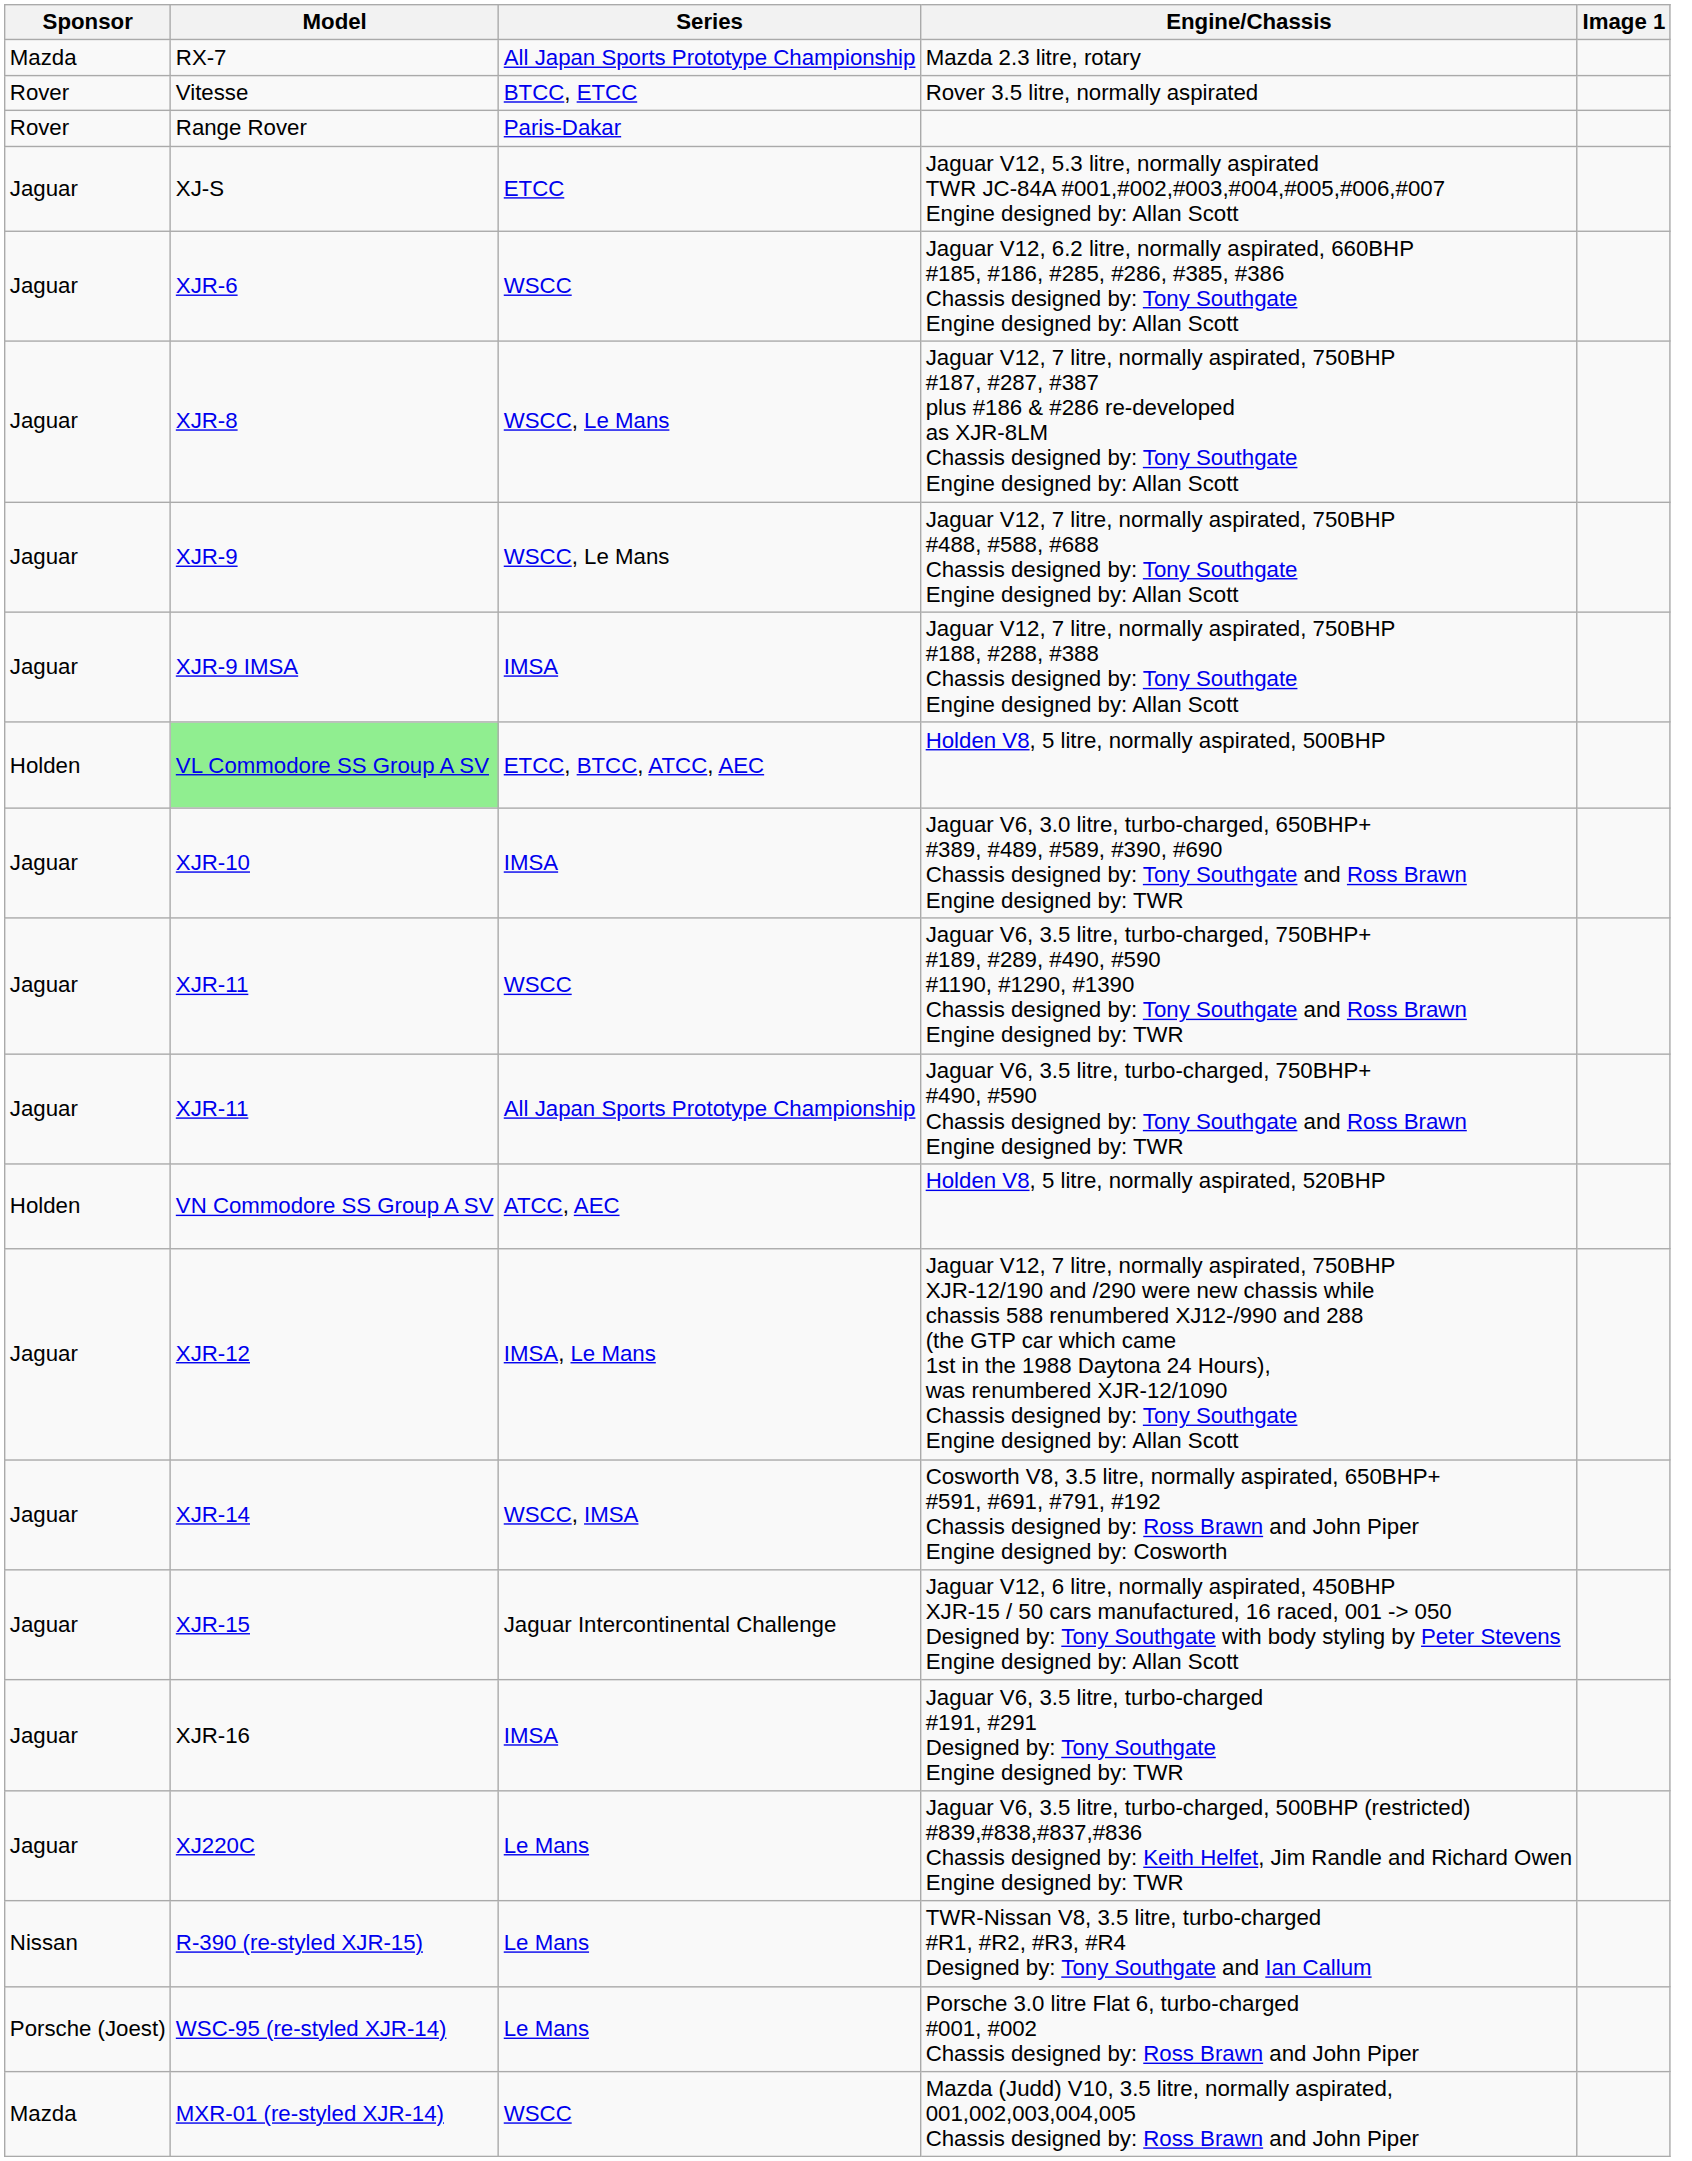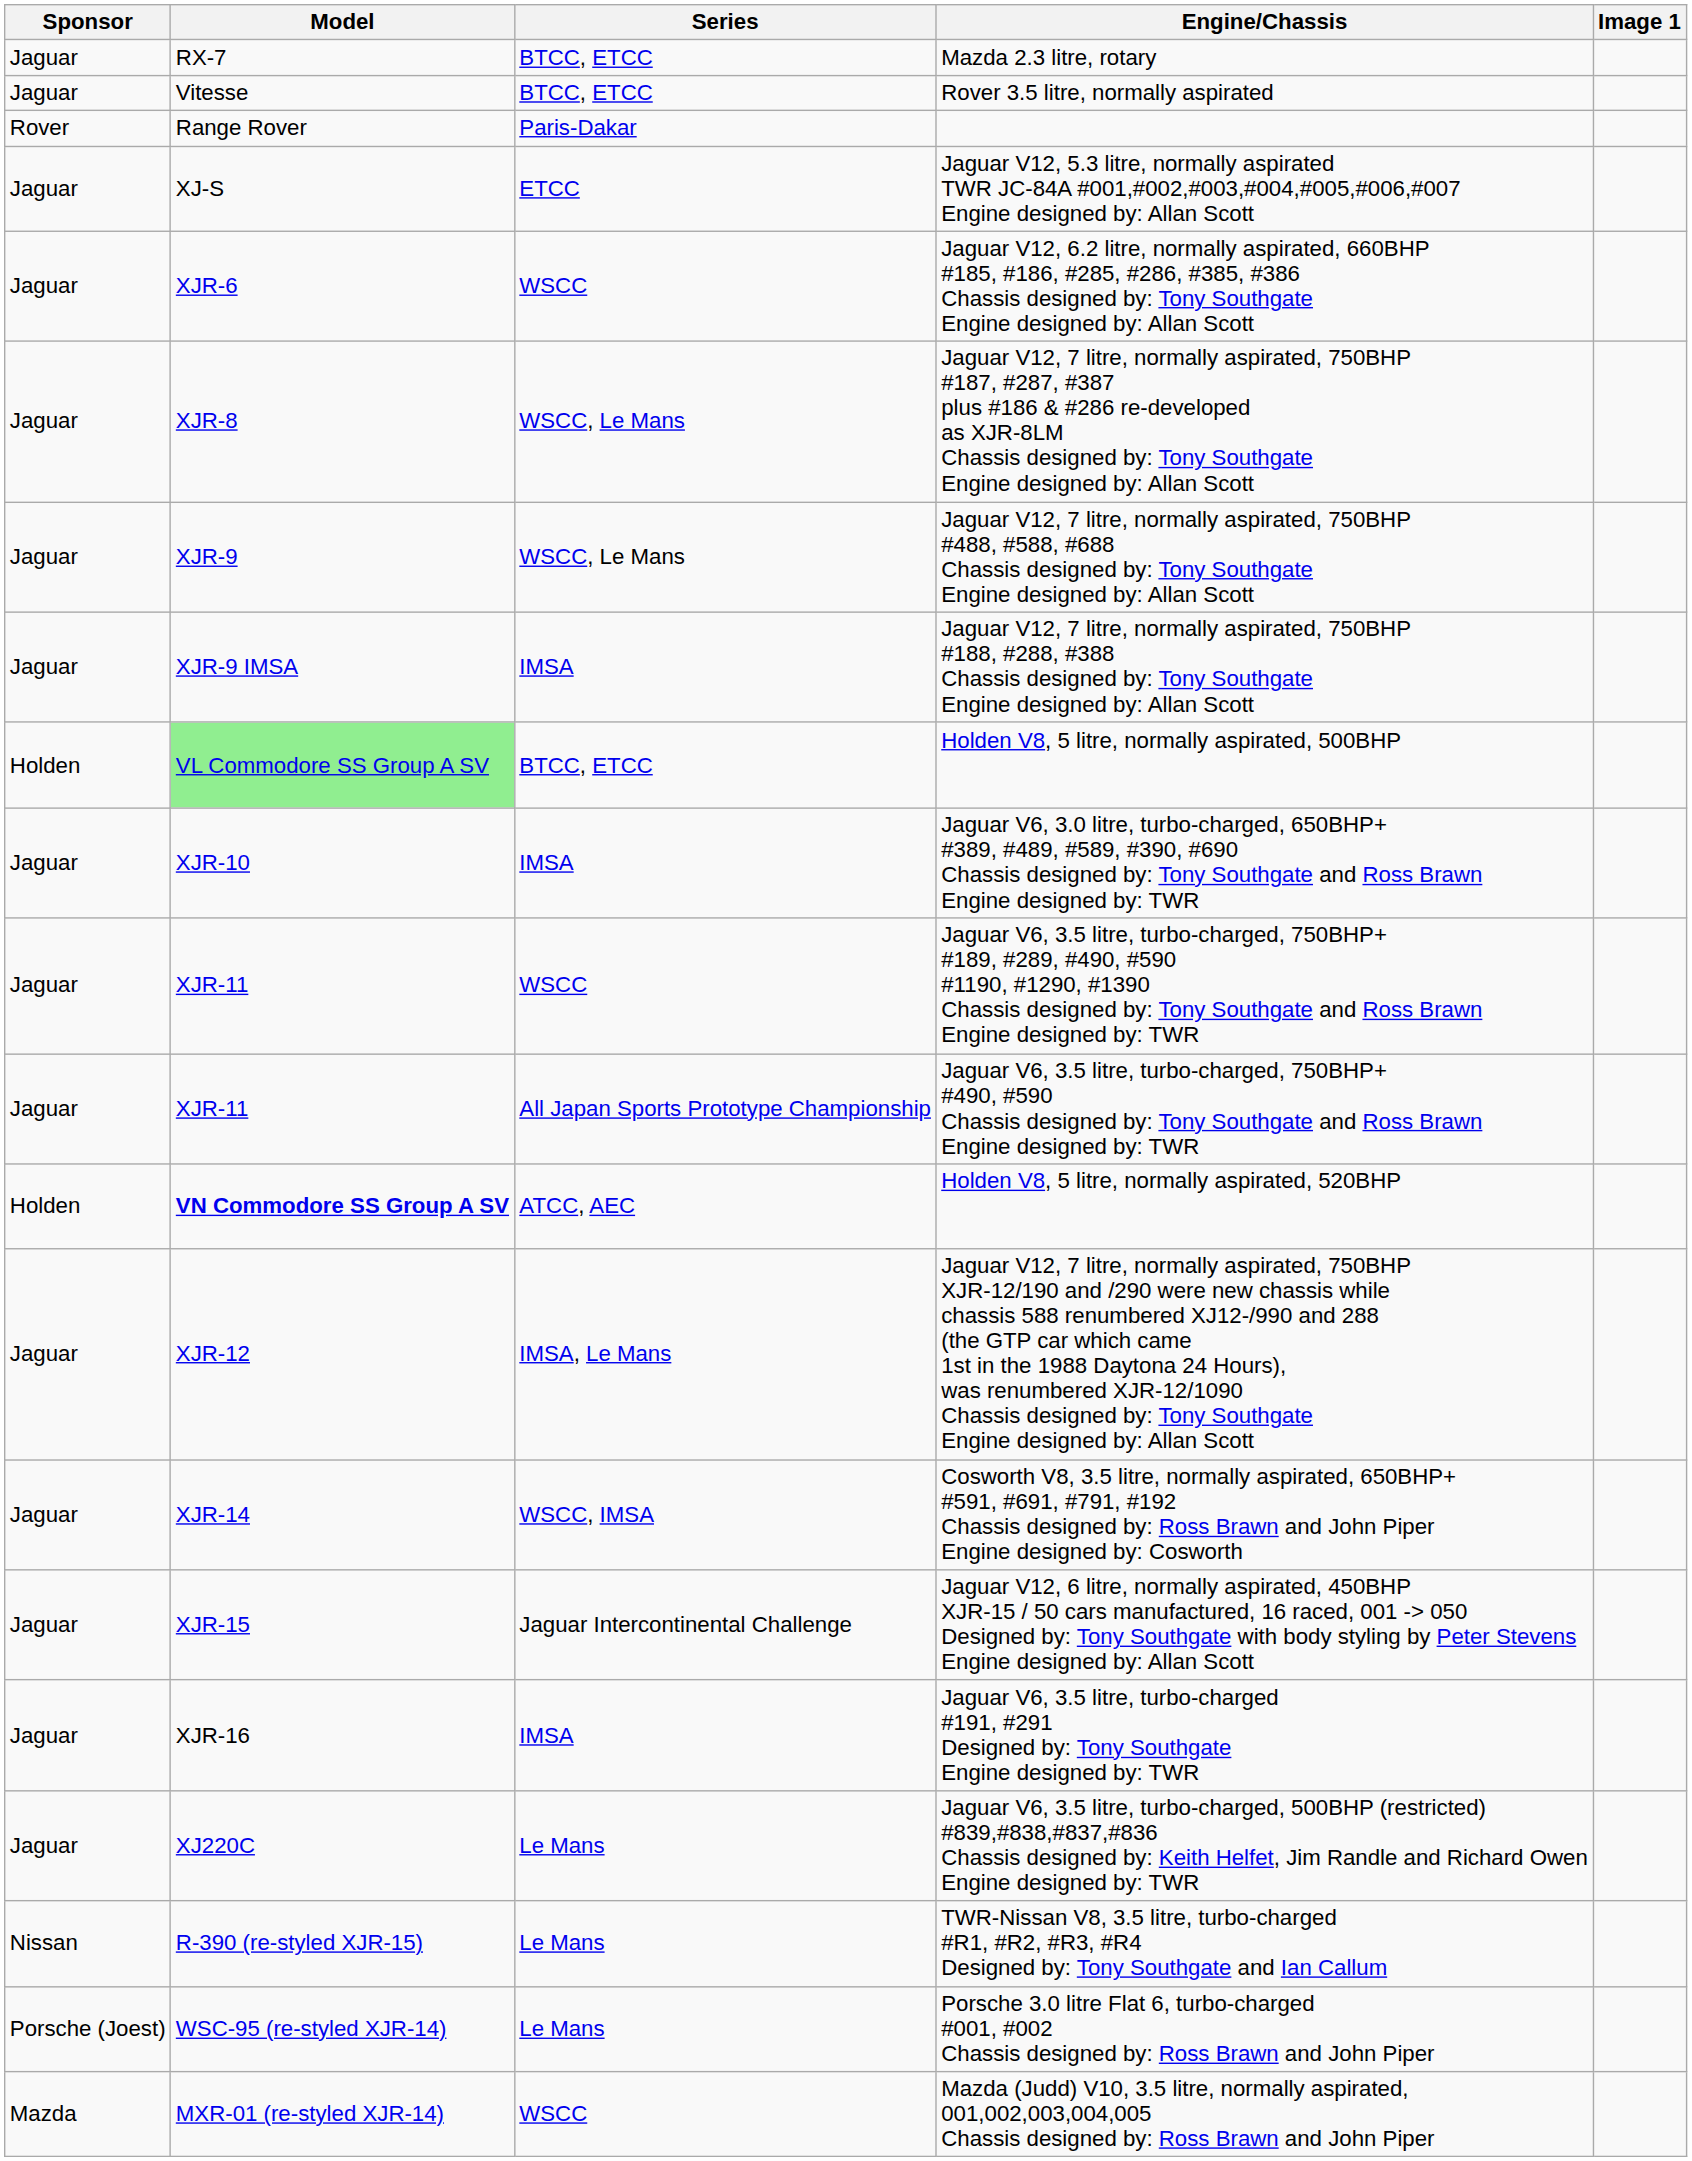(43, 57) Mazda -> (44, 57) Jaguar
(710, 57) All Japan Sports Prototype Championship -> (586, 57) BTCC, ETCC
(39, 92) Rover -> (44, 92) Jaguar
(634, 764) ETCC, BTCC, ATCC, AEC -> (586, 764) BTCC, ETCC
(335, 1206) normal -> (342, 1206) bold
